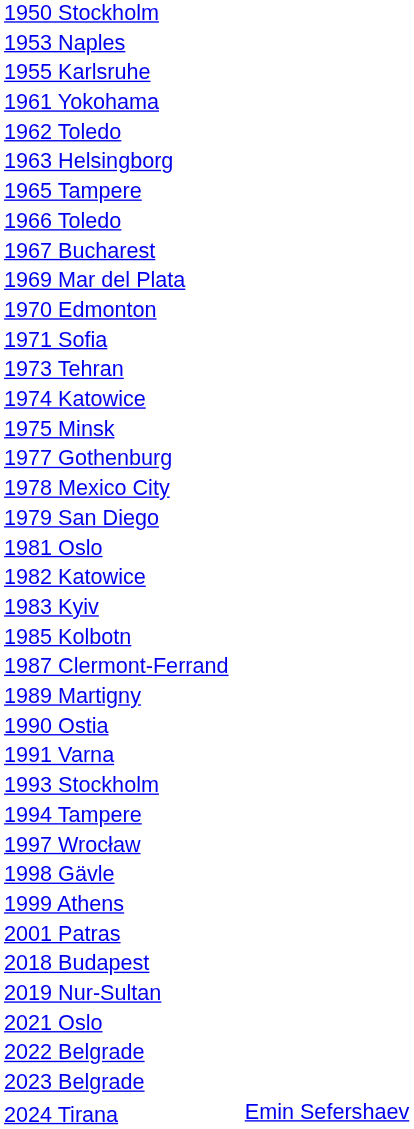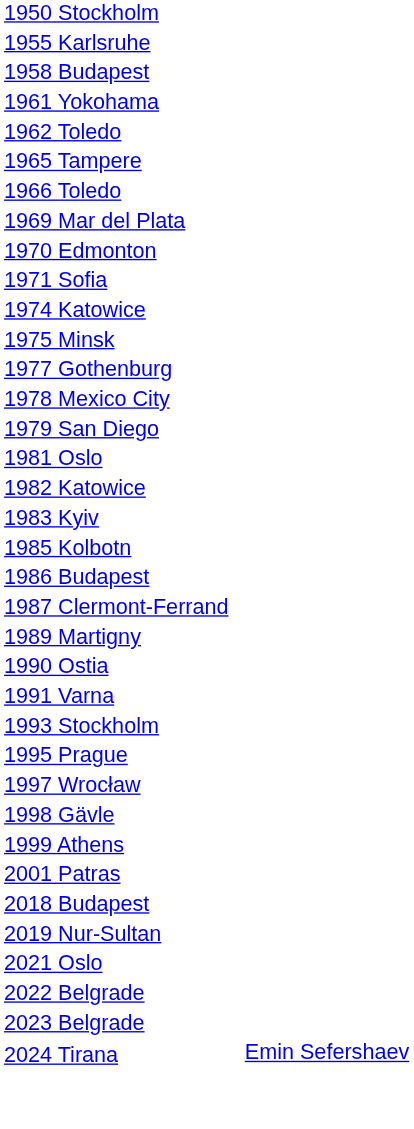- row: (65, 42)
+ row: (77, 72)
- row: (89, 161)
- row: (80, 250)
- row: (64, 369)
+ row: (77, 577)
- row: (73, 814)
+ row: (66, 755)
